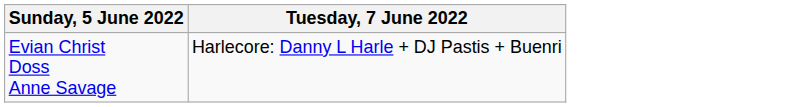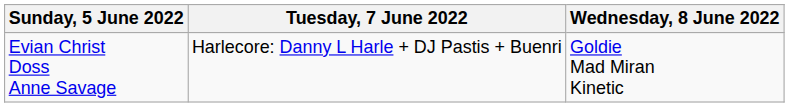+ column: (675, 18)
